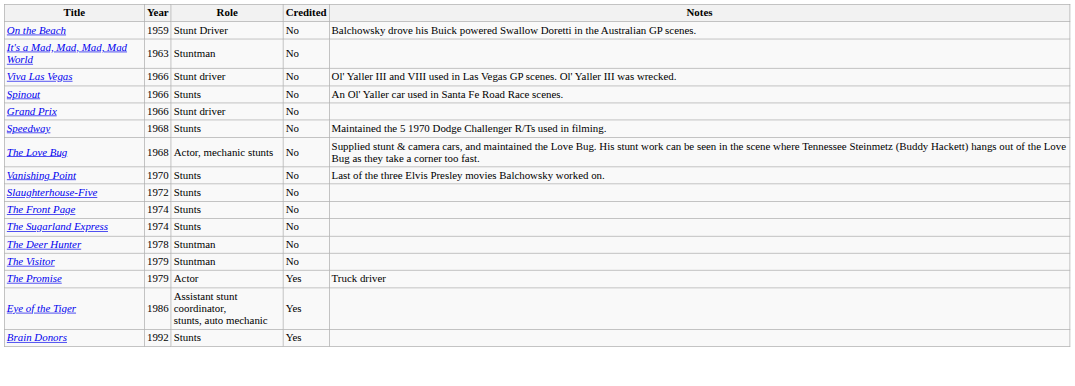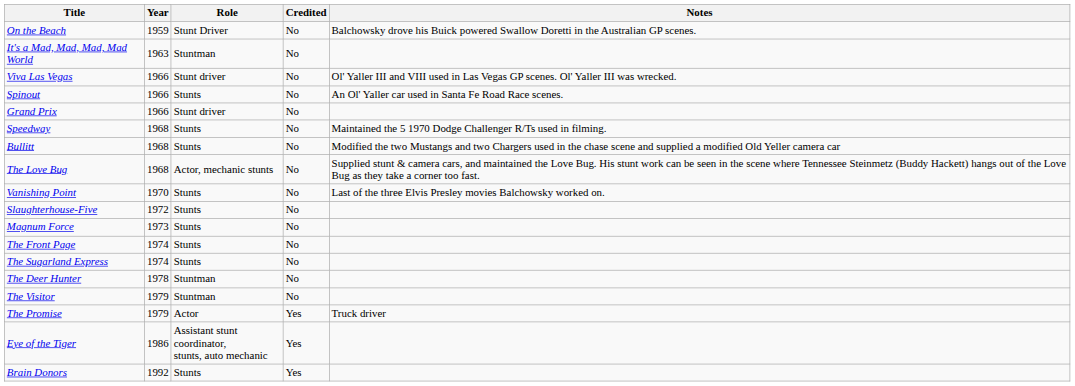+ row: (20, 146)
+ row: (40, 227)
